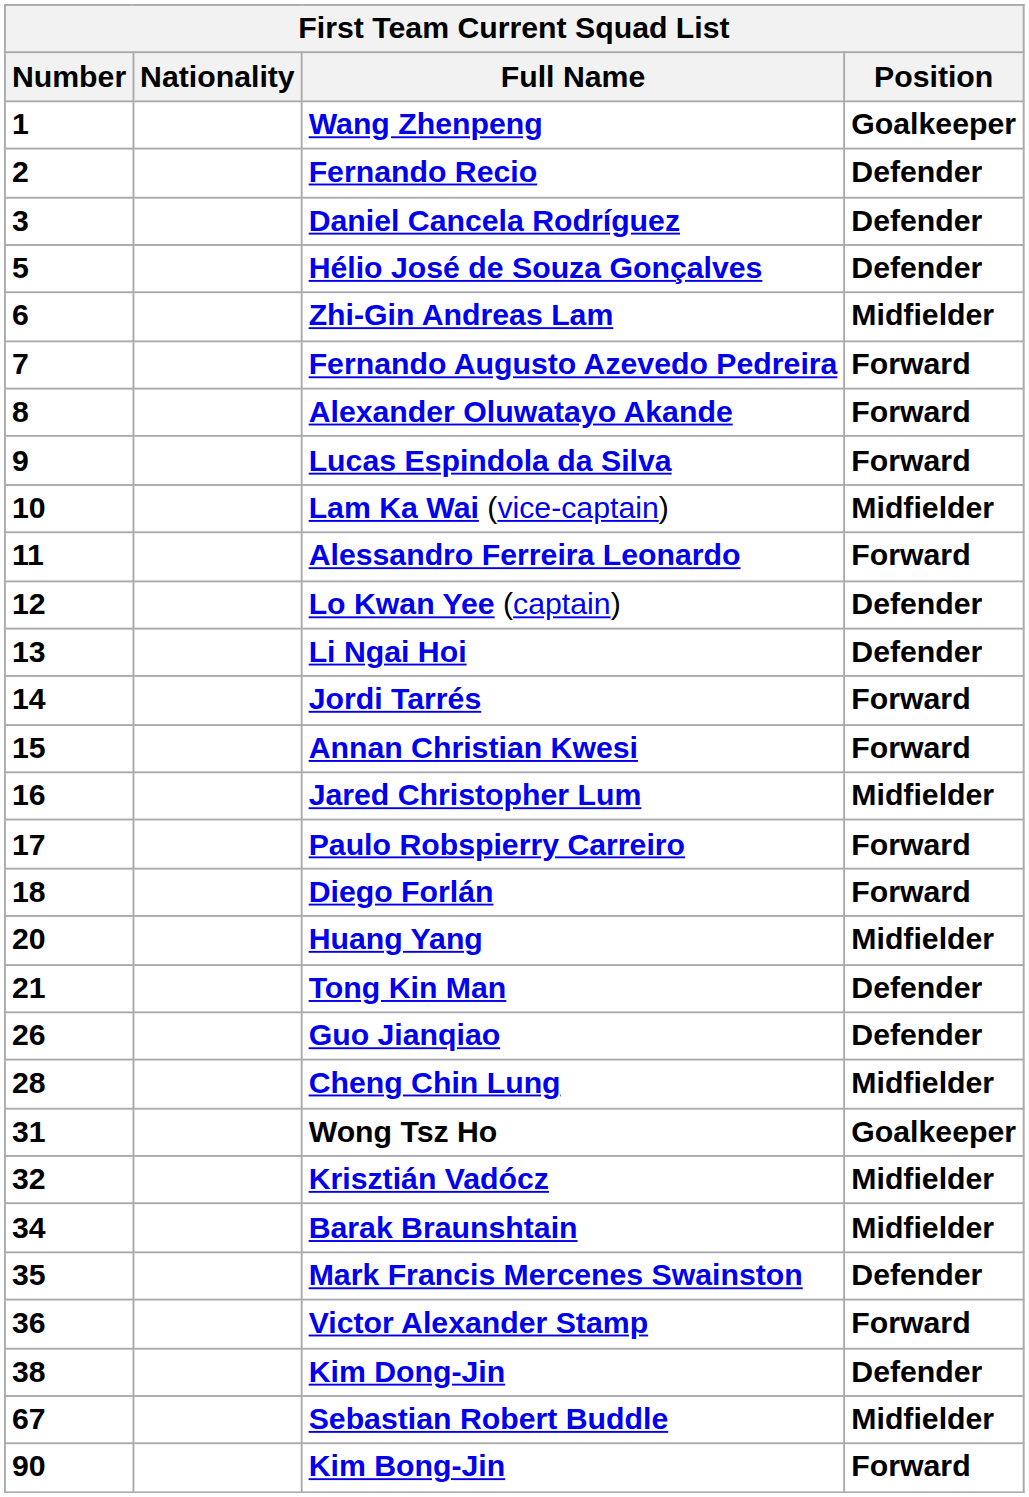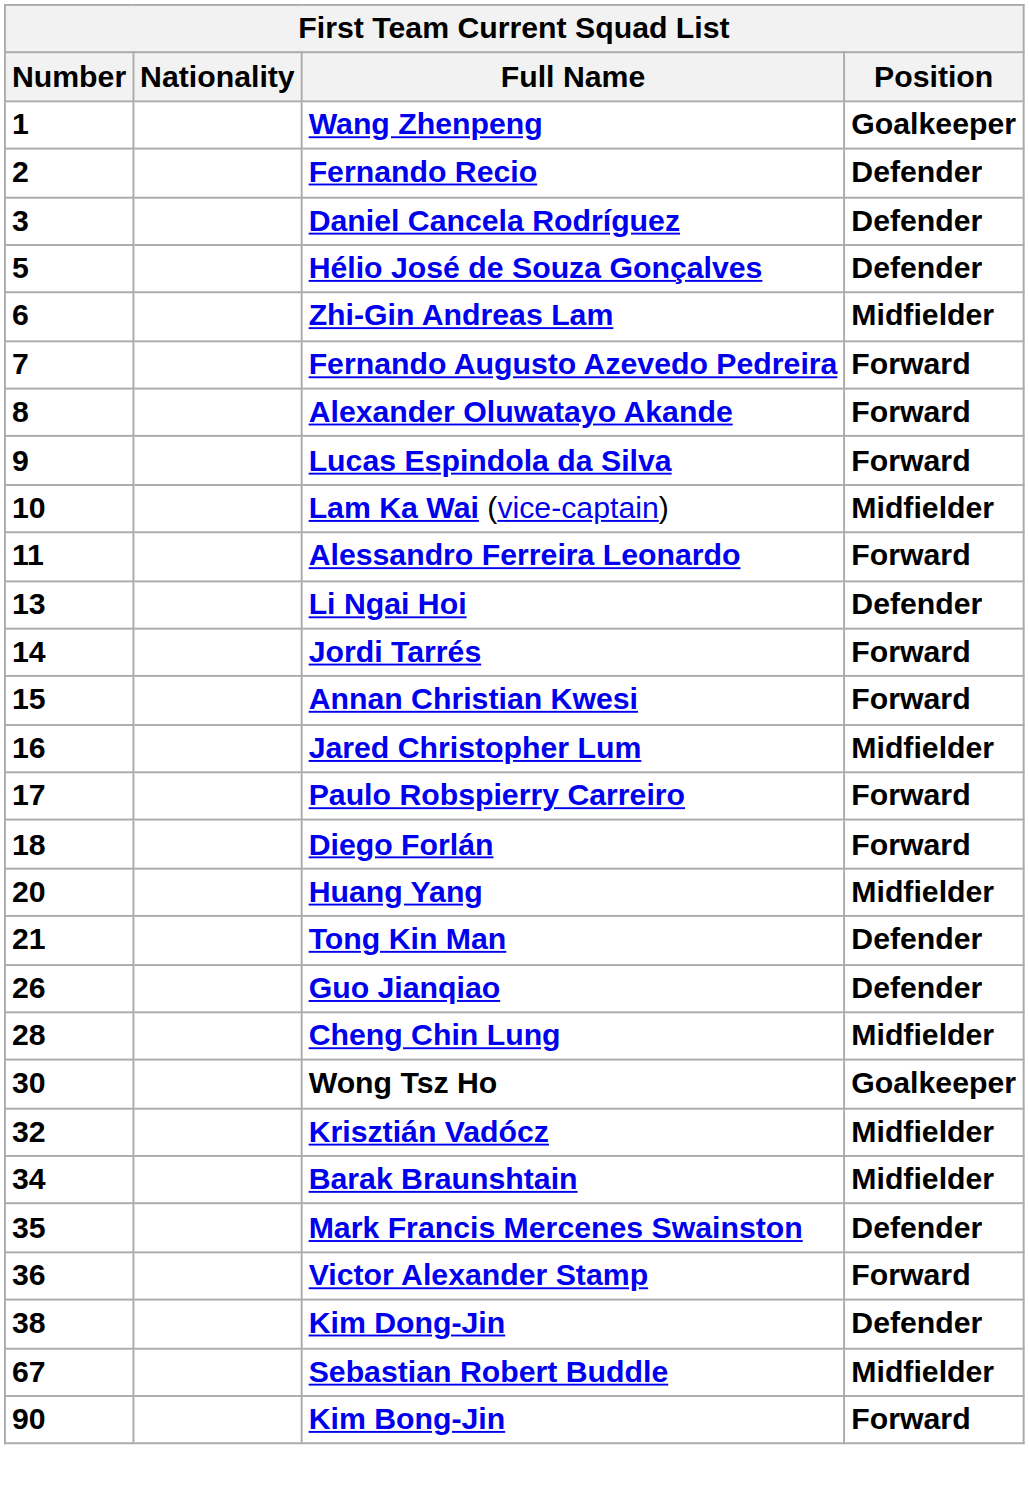- row: (465, 603)
(29, 1131) 31 -> (29, 1083) 30
